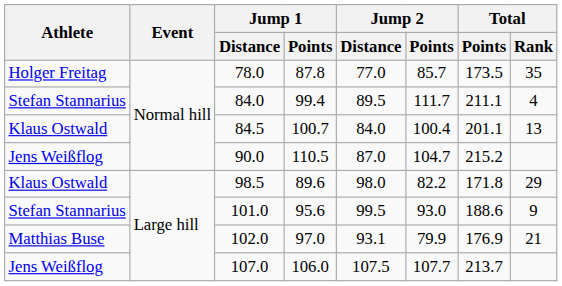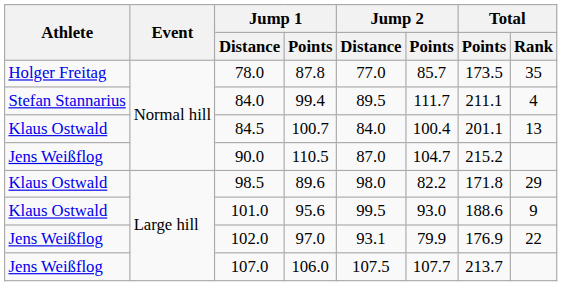(67, 211) Stefan Stannarius -> (58, 211) Klaus Ostwald
(56, 239) Matthias Buse -> (56, 239) Jens Weißflog
(534, 239) 21 -> (534, 239) 22
